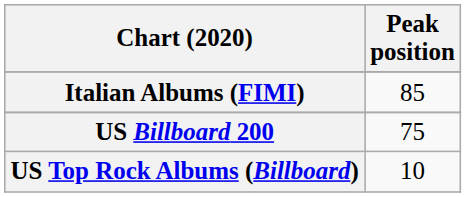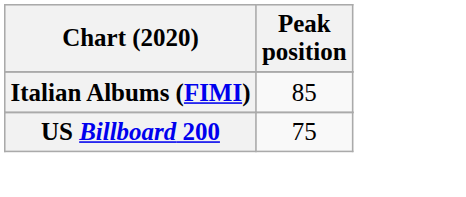- row: (185, 171)
